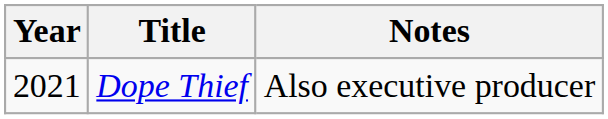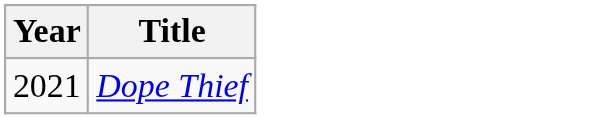- column: (429, 31)
